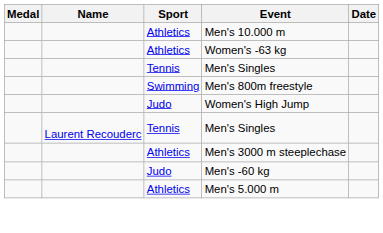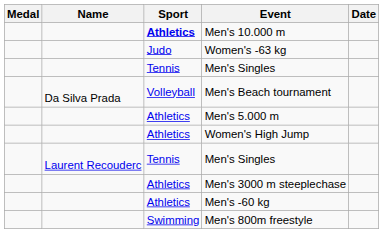(168, 32) normal -> (171, 32) bold
(168, 50) Athletics -> (159, 50) Judo
+ row: (83, 99)
rows swapped: (93, 189) <-> (93, 86)
(159, 104) Judo -> (168, 135) Athletics
(159, 171) Judo -> (168, 202) Athletics
